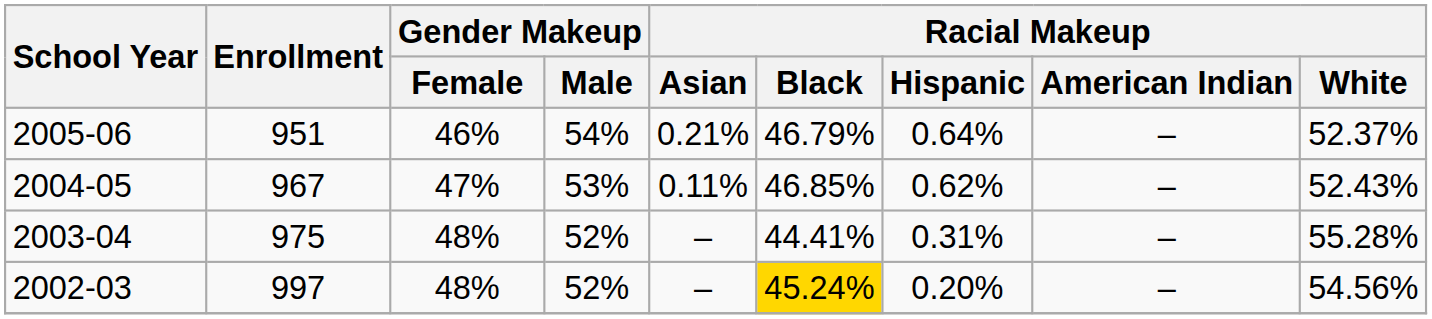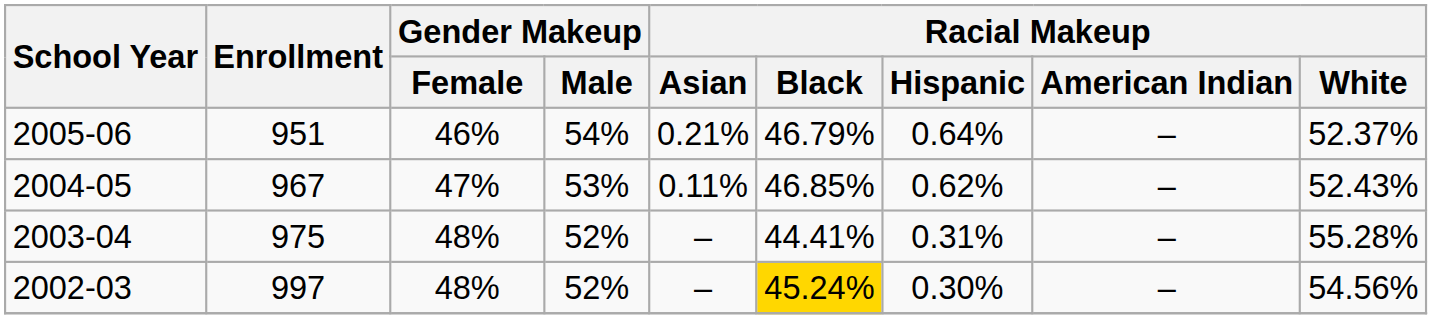(957, 288) 0.20% -> (957, 288) 0.30%
